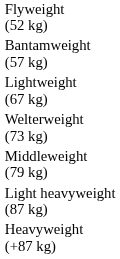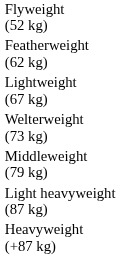- row: (48, 54)
+ row: (47, 54)
